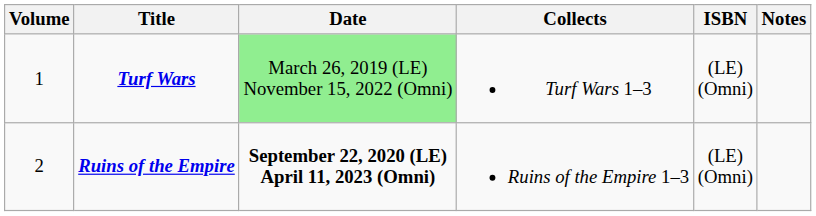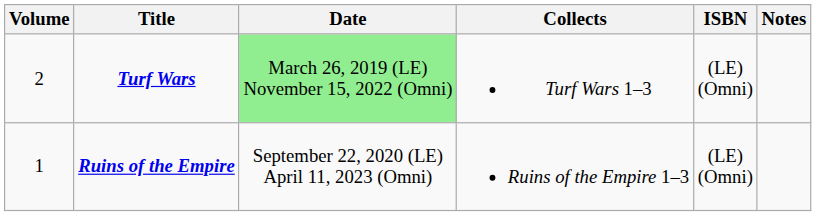(39, 78) 1 -> (39, 78) 2
(39, 166) 2 -> (39, 166) 1
(348, 166) bold -> (348, 166) normal
